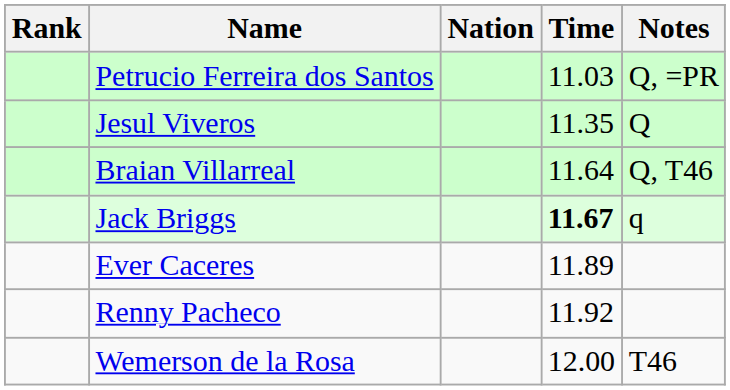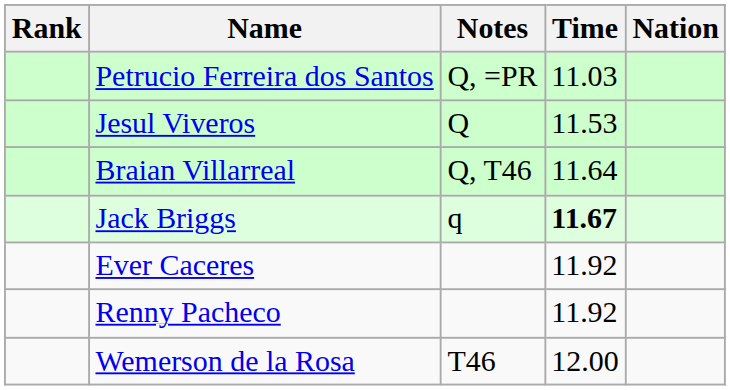columns swapped: (491, 28) <-> (674, 28)
(581, 123) 11.35 -> (584, 123) 11.53
(581, 265) 11.89 -> (584, 265) 11.92
